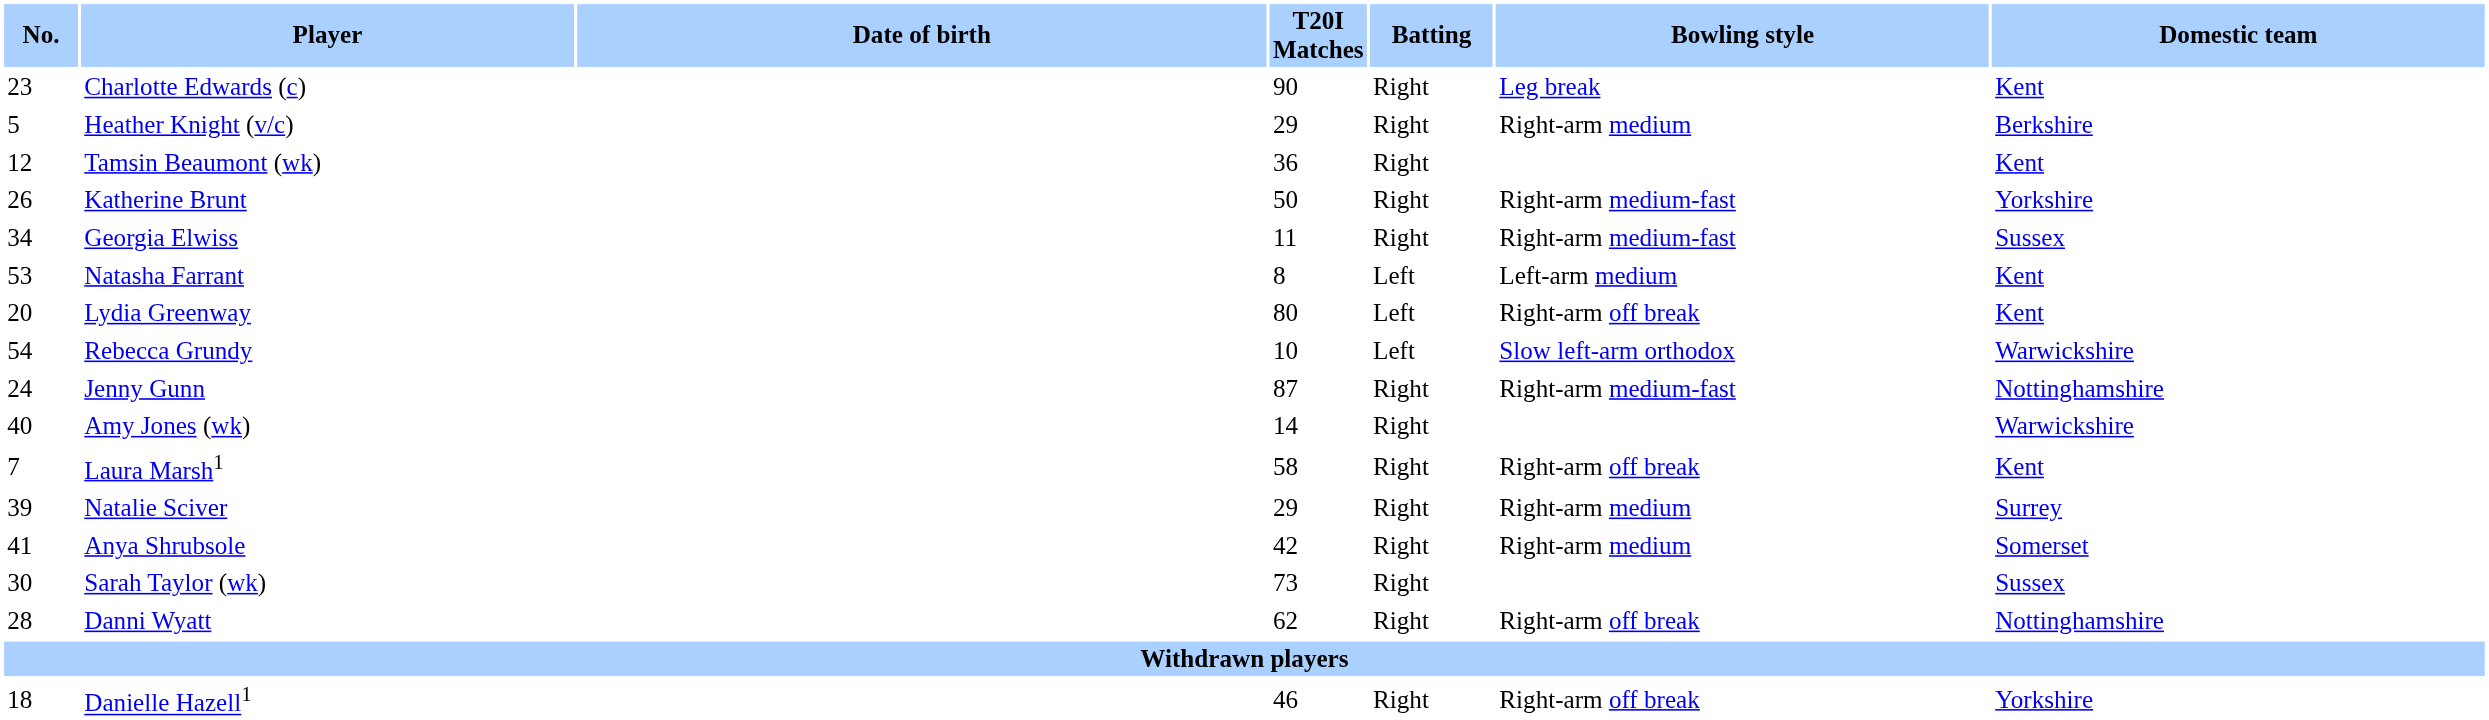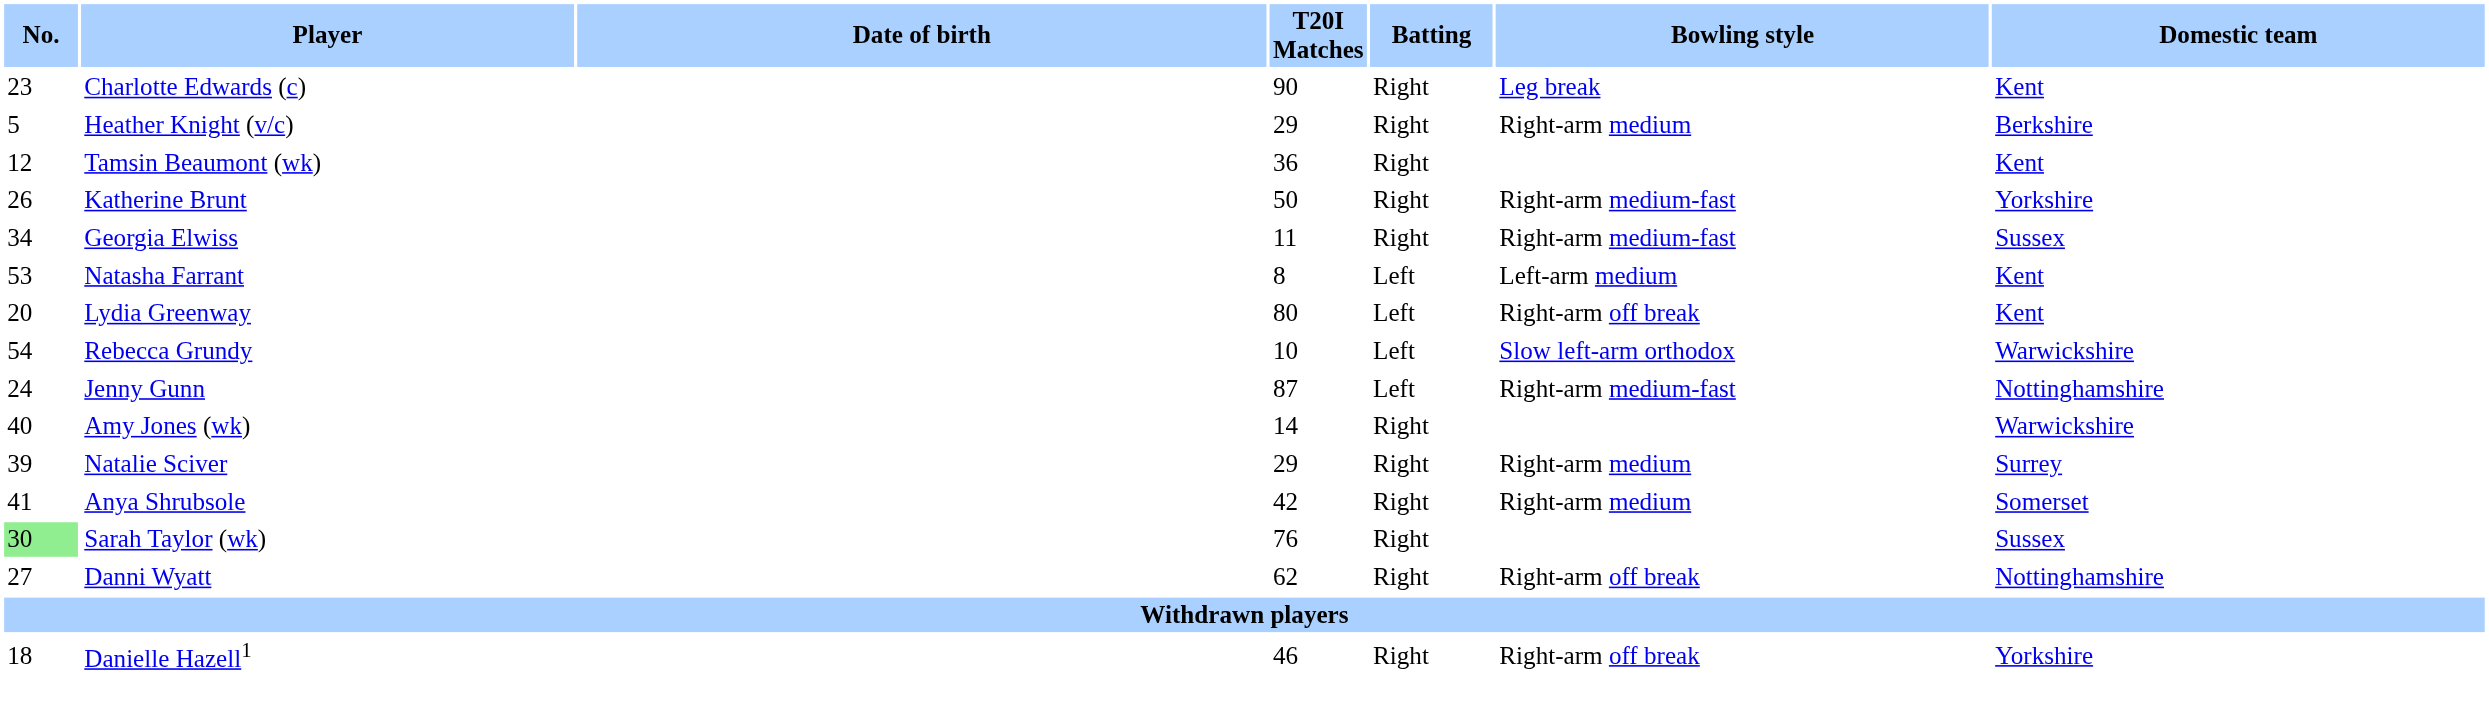(1401, 388) Right -> (1394, 388) Left
- row: (154, 467)
(20, 583) no background -> (20, 539) lightgreen background
(1286, 583) 73 -> (1286, 539) 76
(20, 621) 28 -> (20, 576) 27
